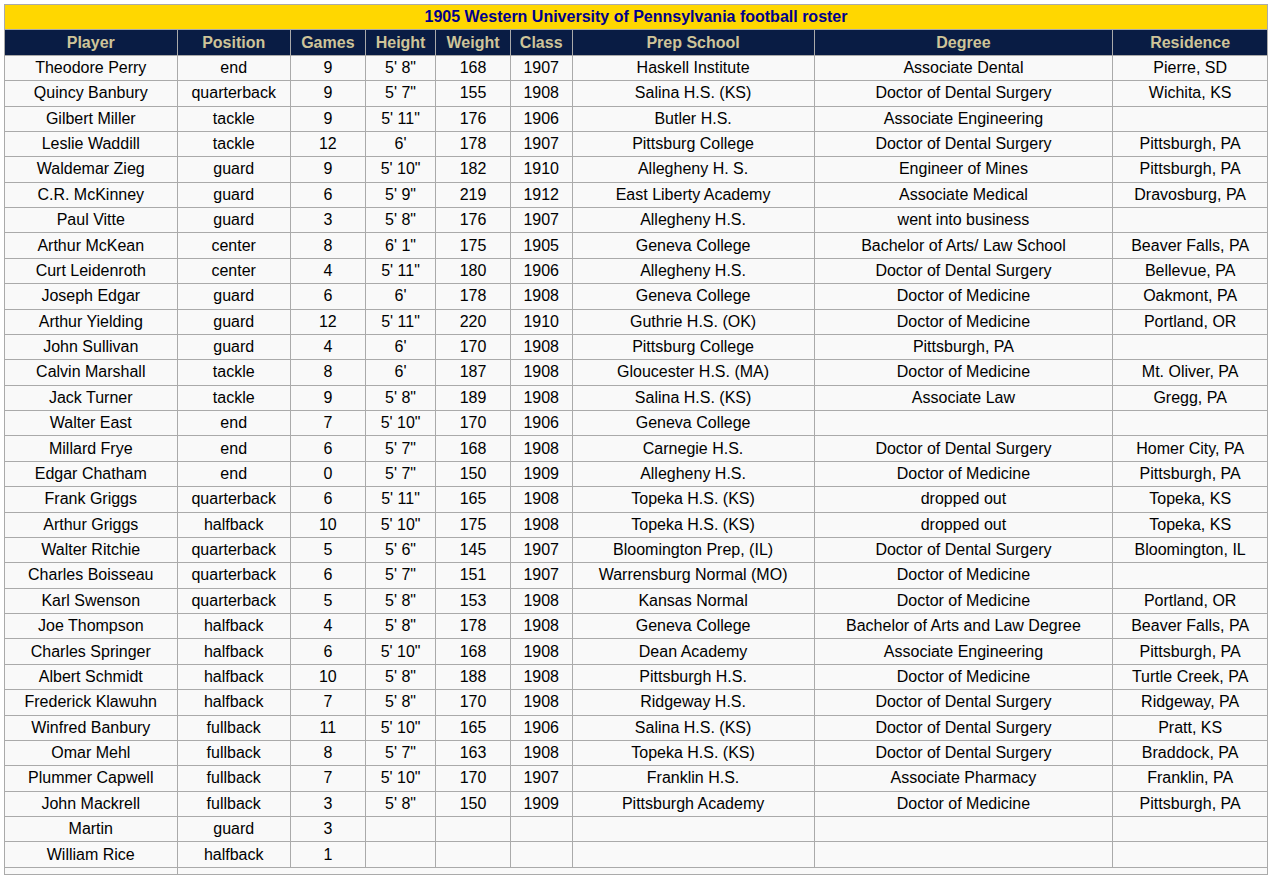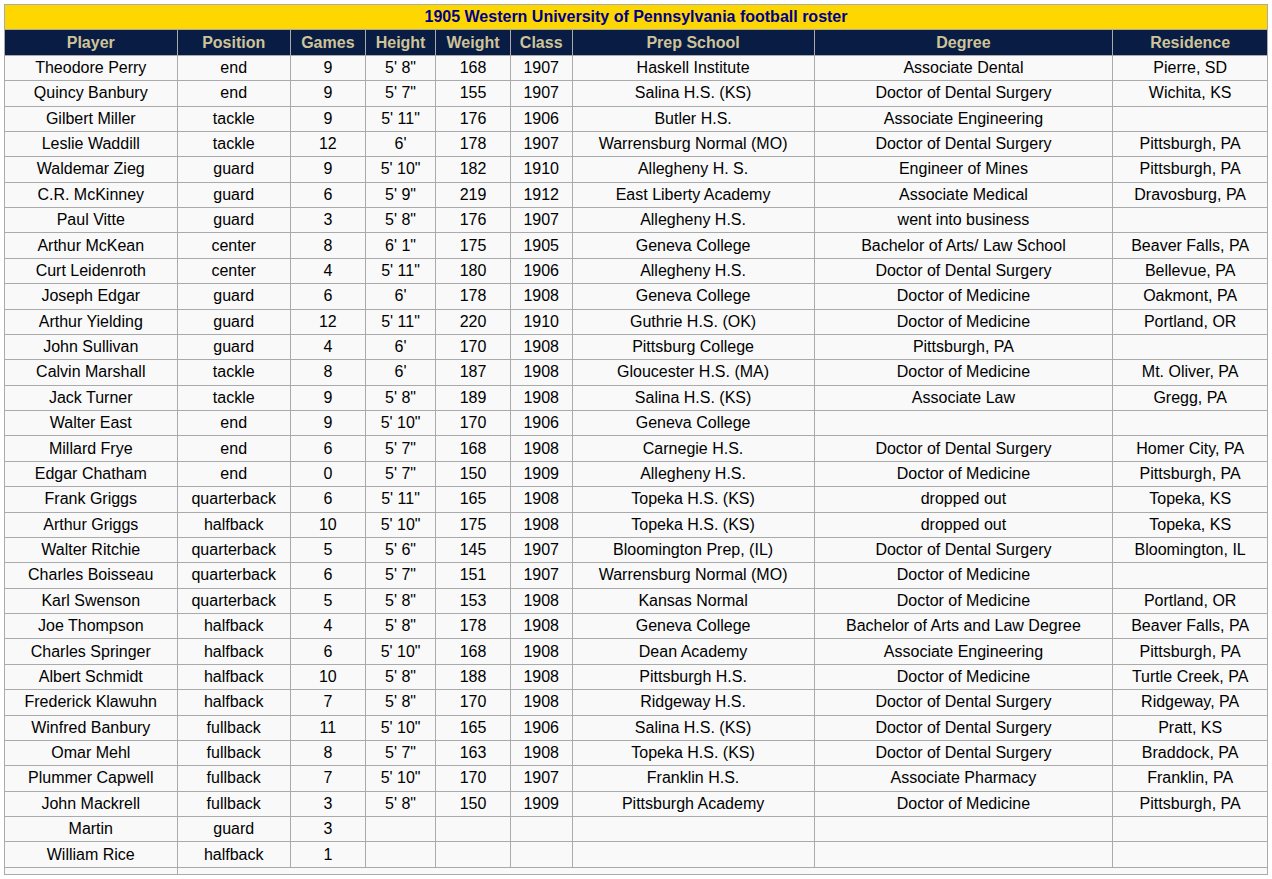(234, 93) quarterback -> (234, 93) end
(541, 93) 1908 -> (541, 93) 1907
(693, 144) Pittsburg College -> (693, 144) Warrensburg Normal (MO)
(328, 423) 7 -> (328, 423) 9
